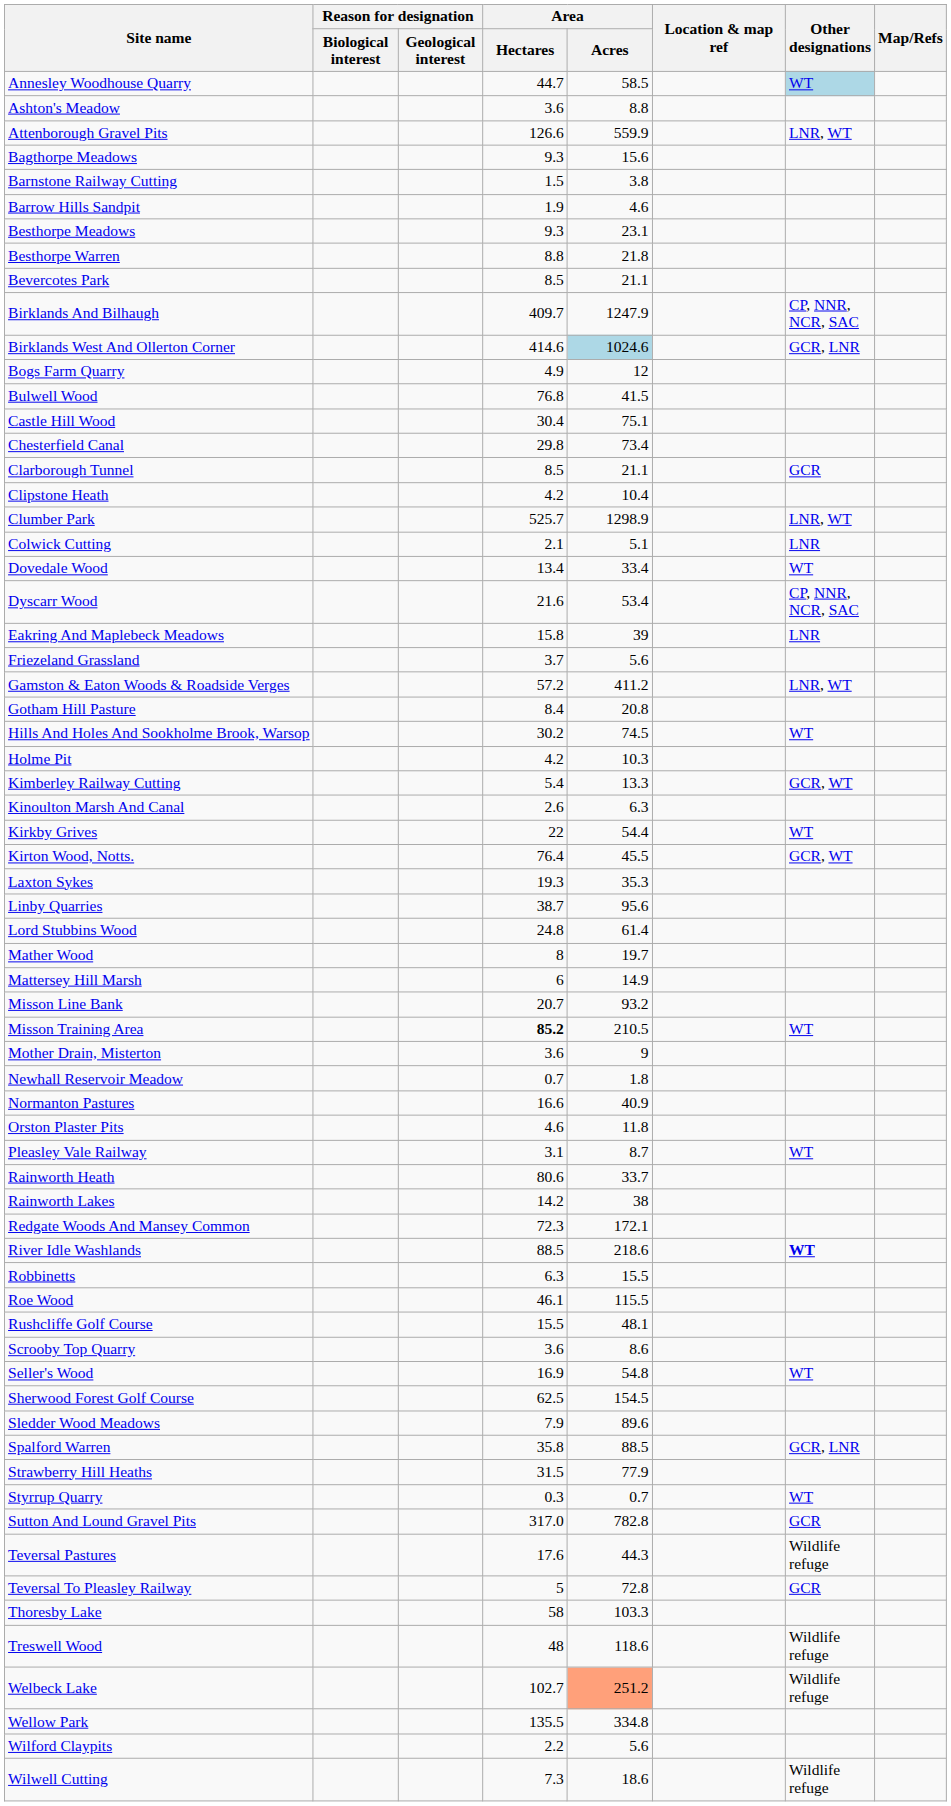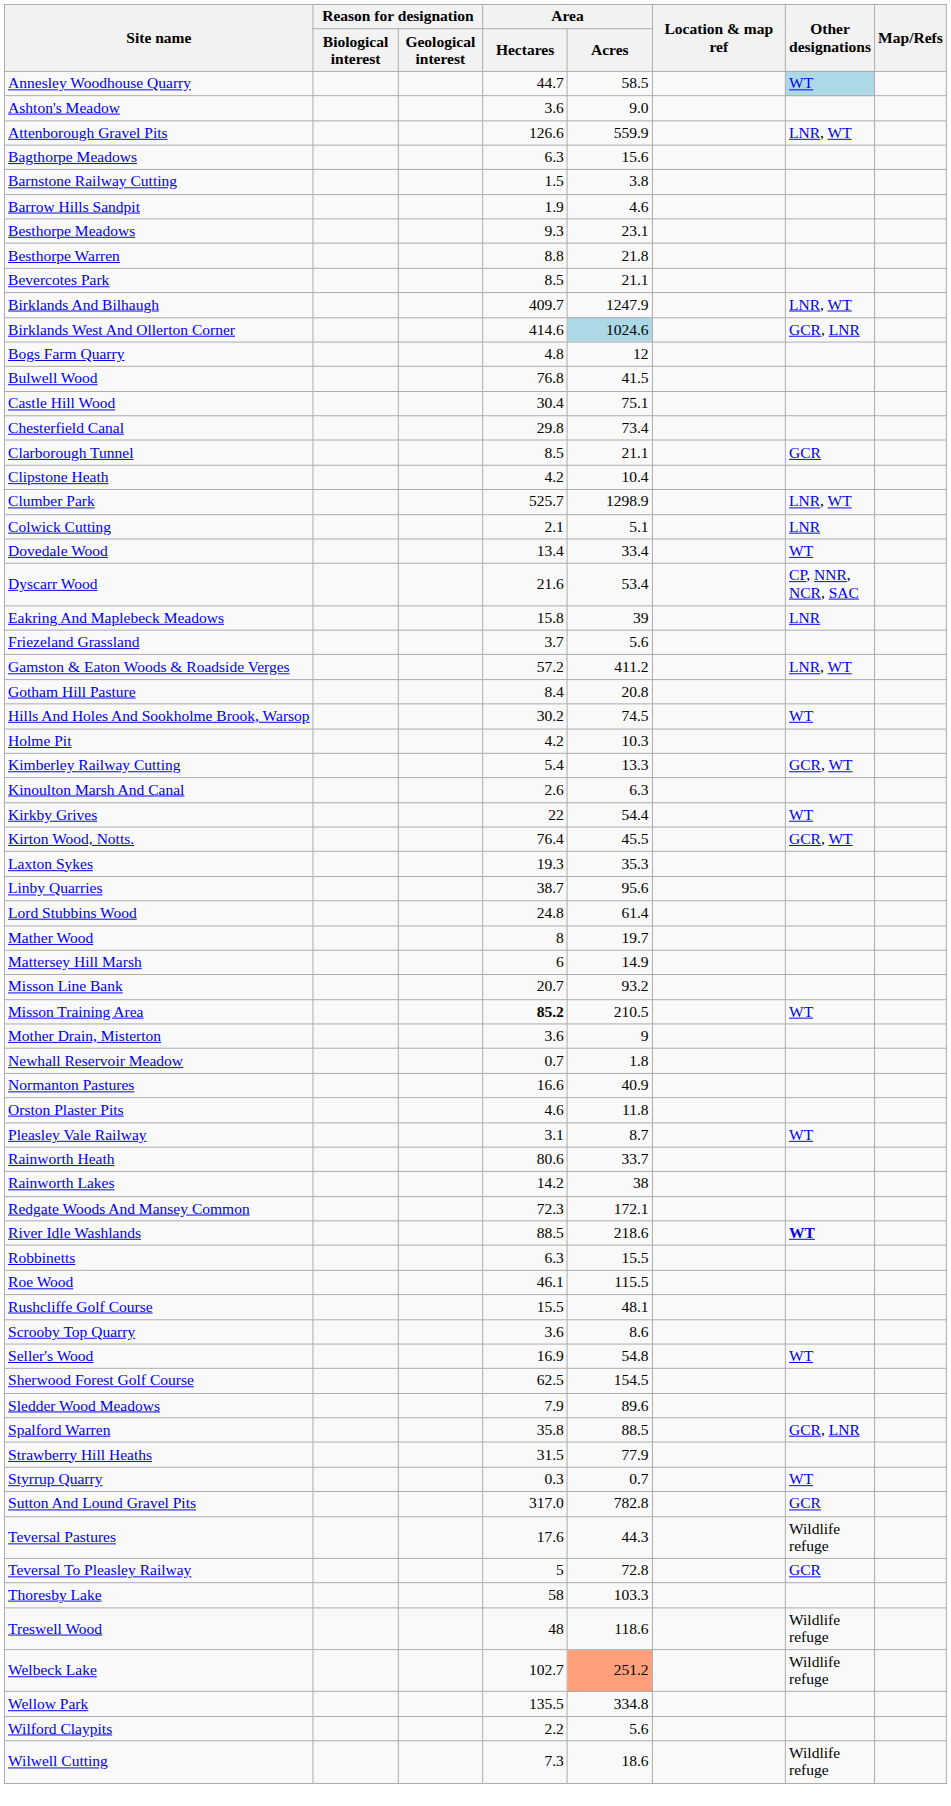(639, 108) 8.8 -> (639, 108) 9.0
(554, 157) 9.3 -> (554, 157) 6.3
(824, 313) CP, NNR, NCR, SAC -> (820, 305) LNR, WT
(554, 371) 4.9 -> (554, 354) 4.8
